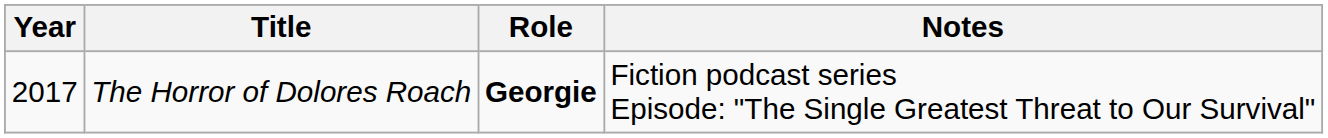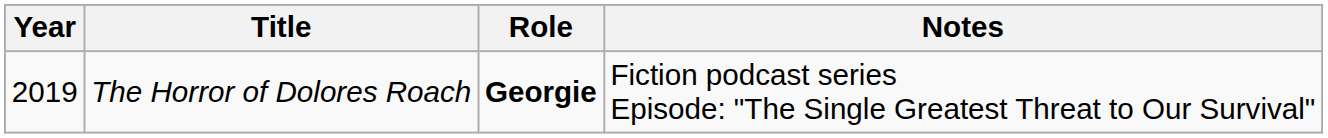(45, 91) 2017 -> (45, 91) 2019
